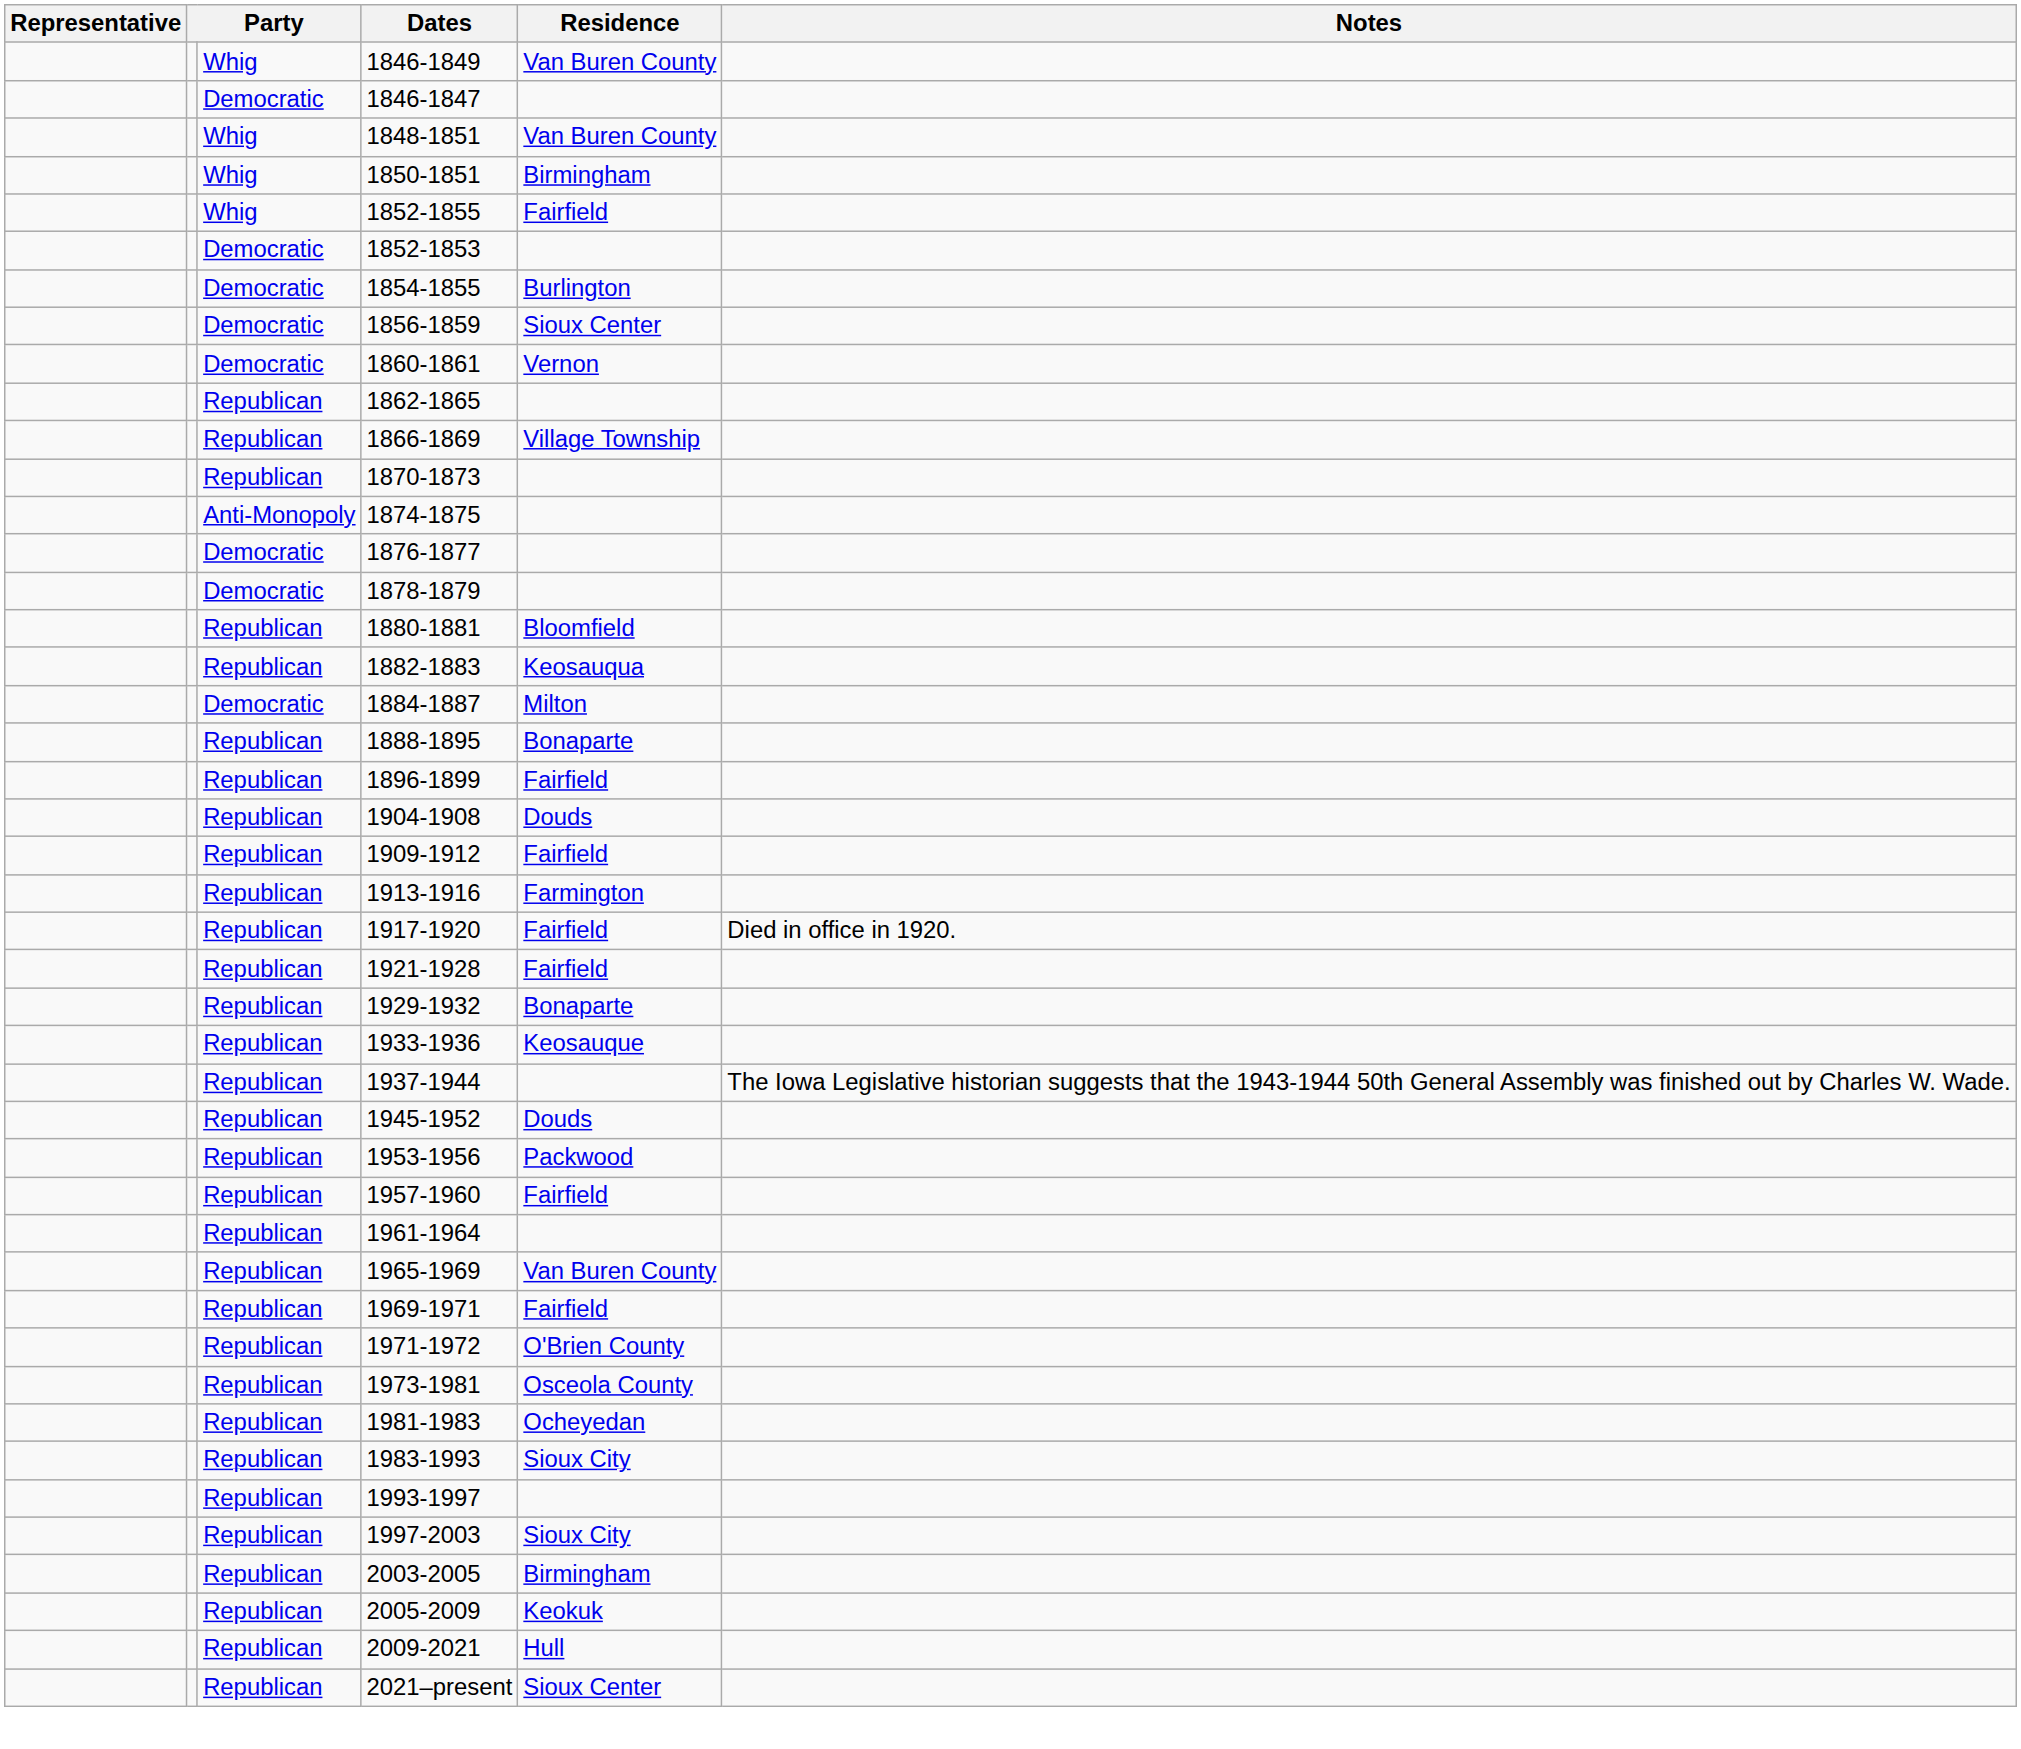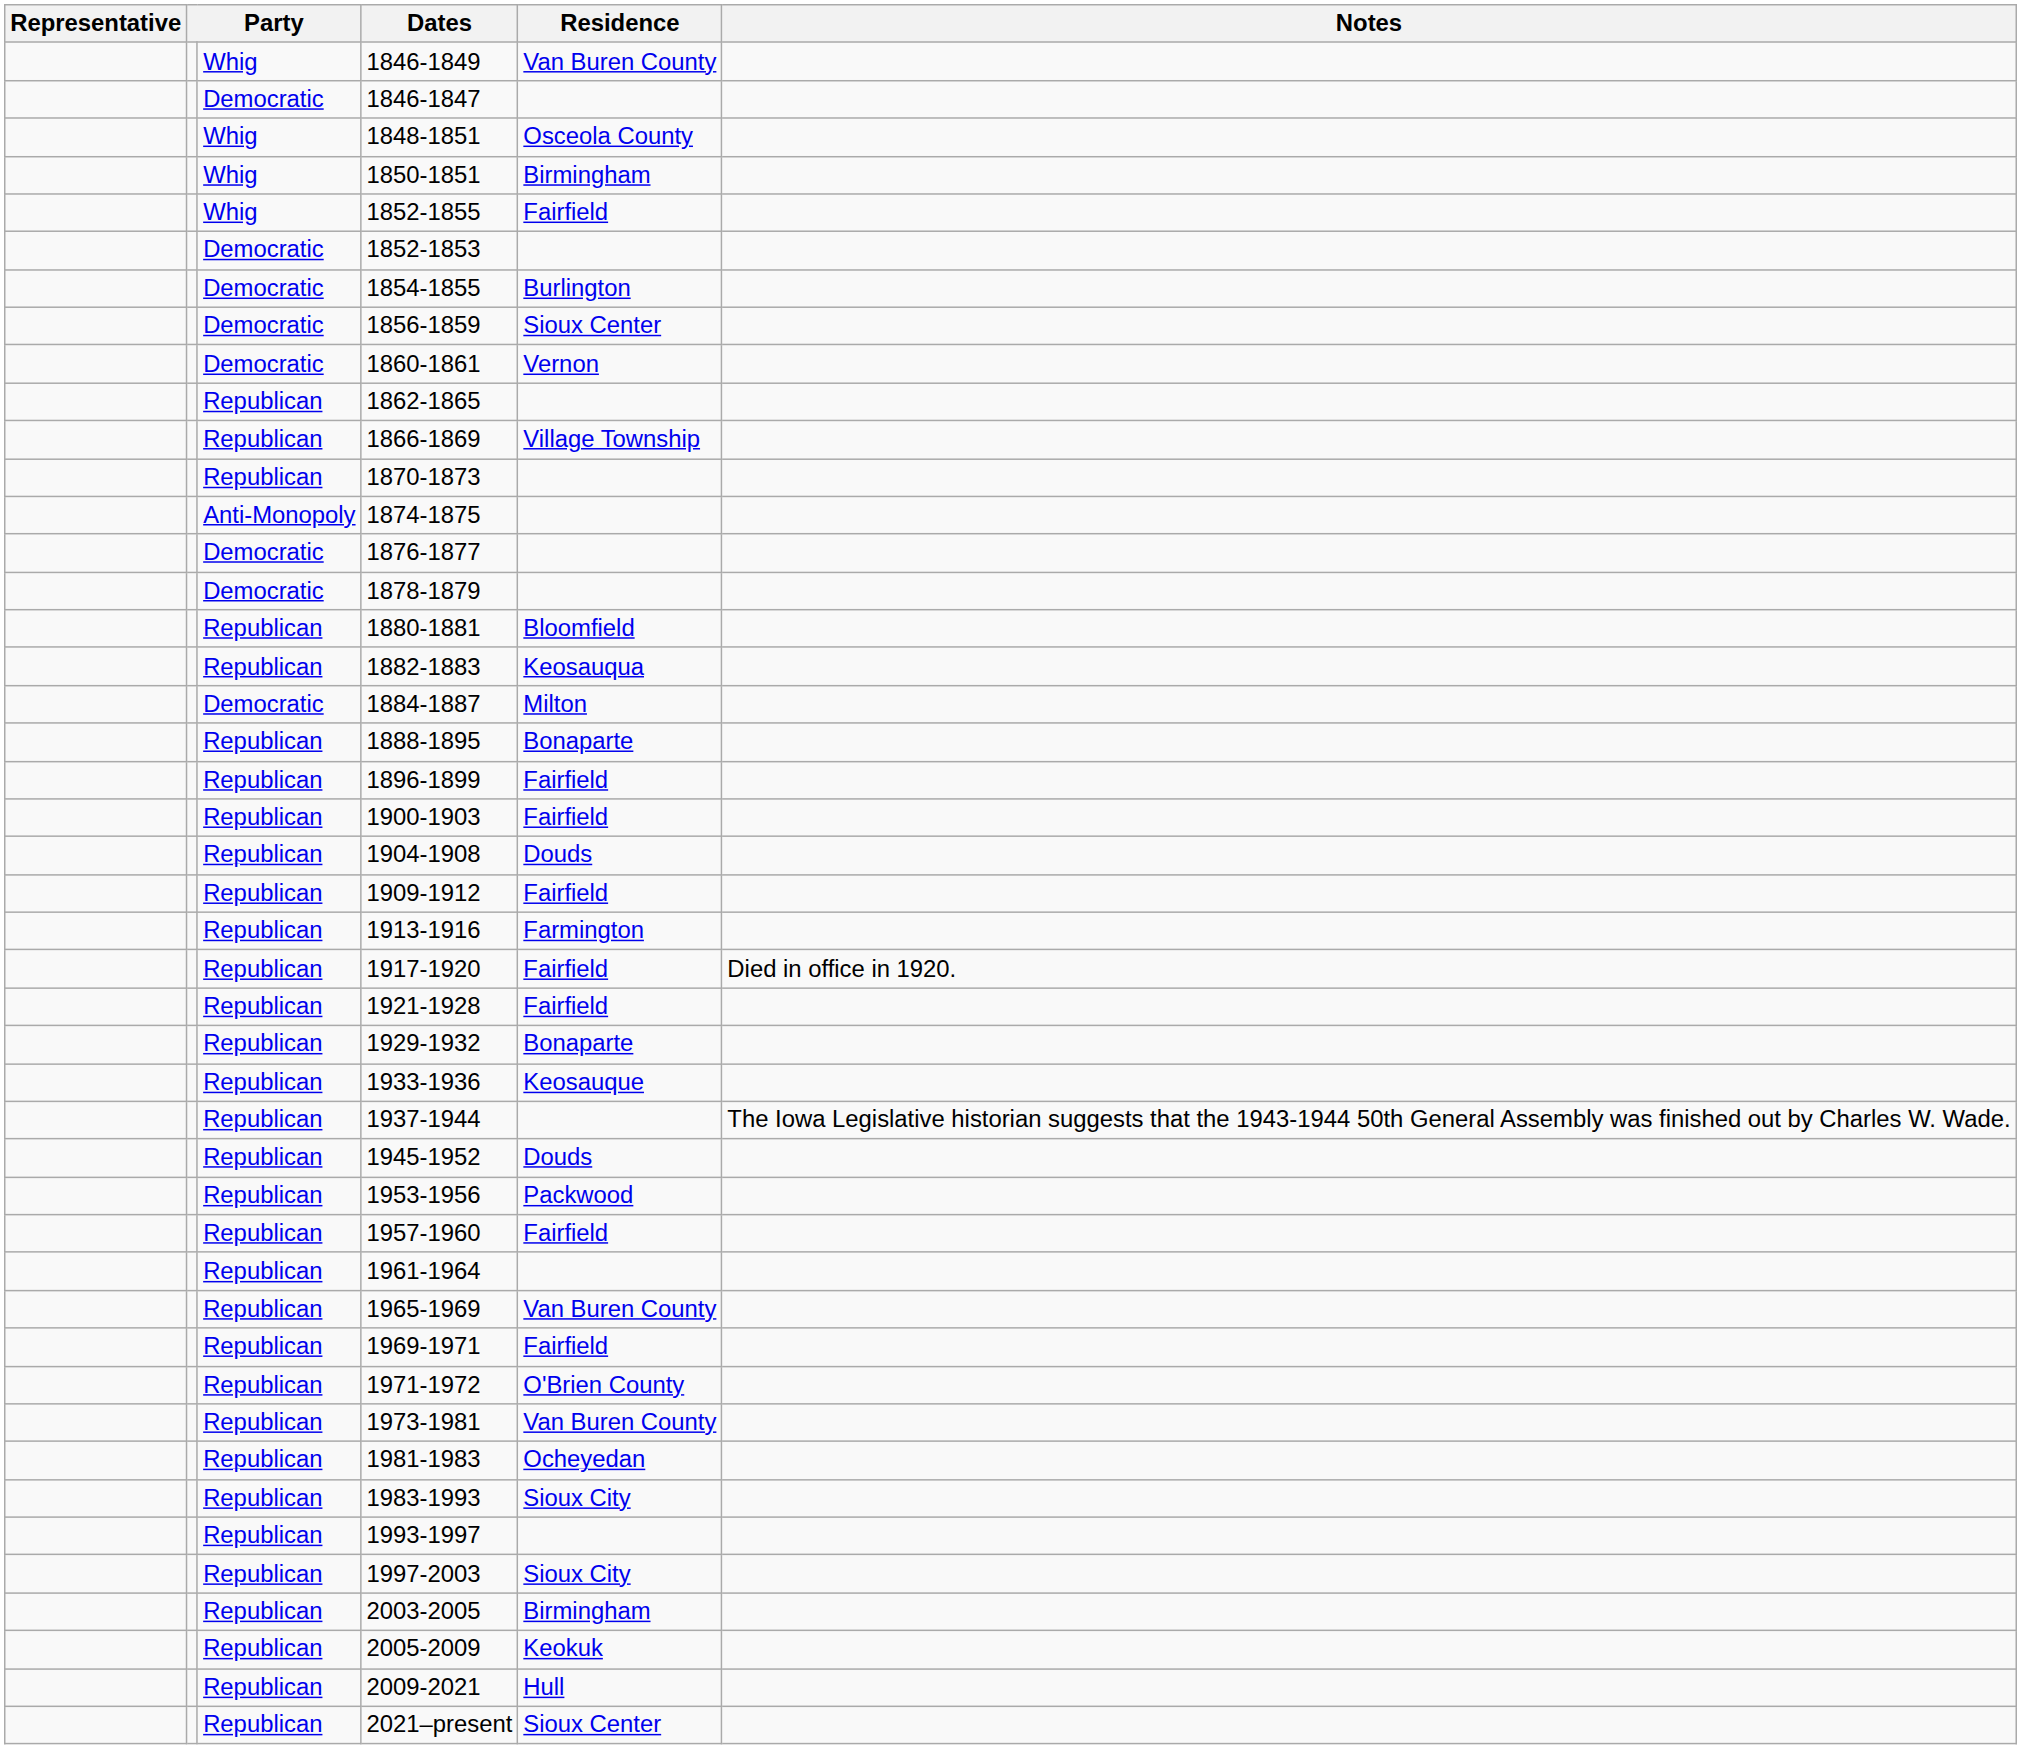(620, 136) Van Buren County -> (608, 136) Osceola County
+ row: (424, 817)
(608, 1384) Osceola County -> (620, 1422) Van Buren County
